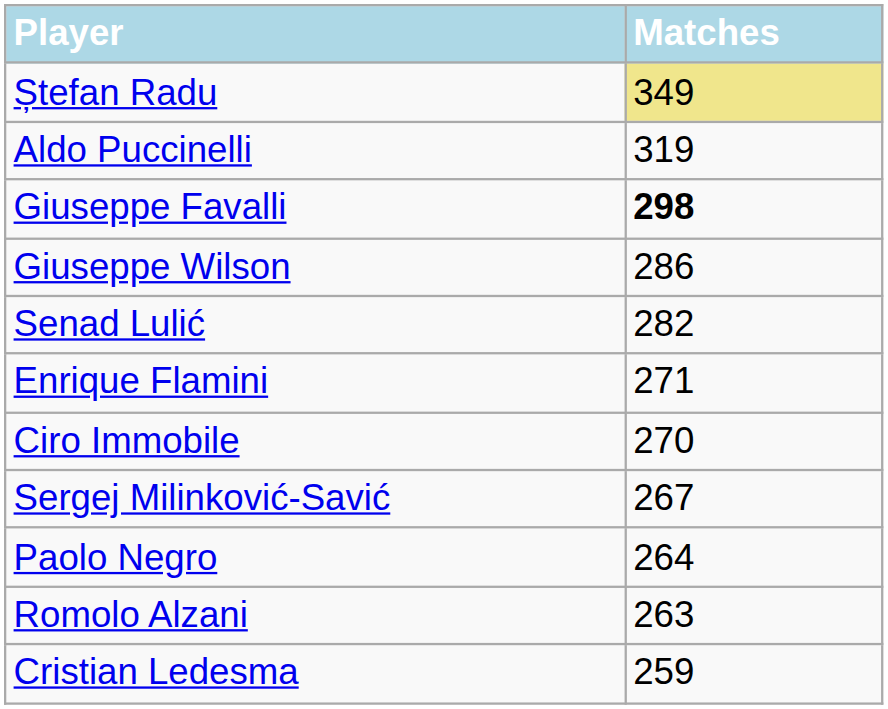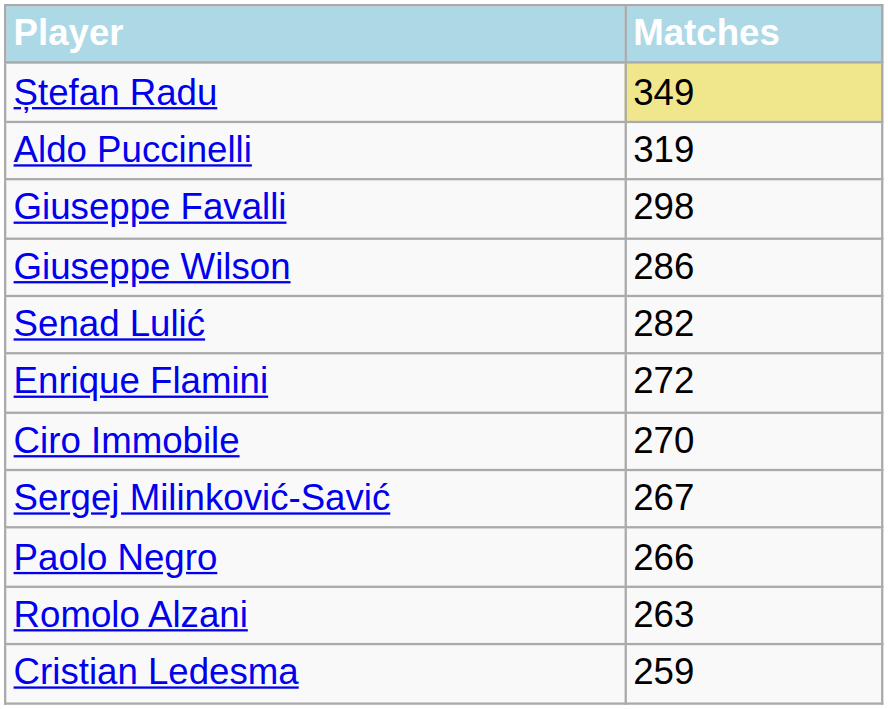(664, 207) bold -> (664, 207) normal
(664, 382) 271 -> (664, 382) 272
(664, 556) 264 -> (664, 556) 266
